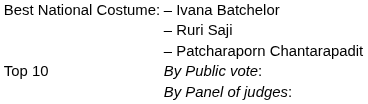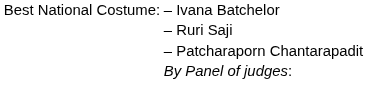- row: (213, 71)
